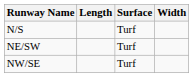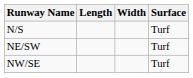columns swapped: (172, 13) <-> (135, 13)
